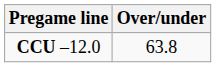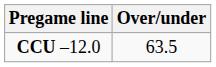(161, 47) 63.8 -> (161, 47) 63.5
